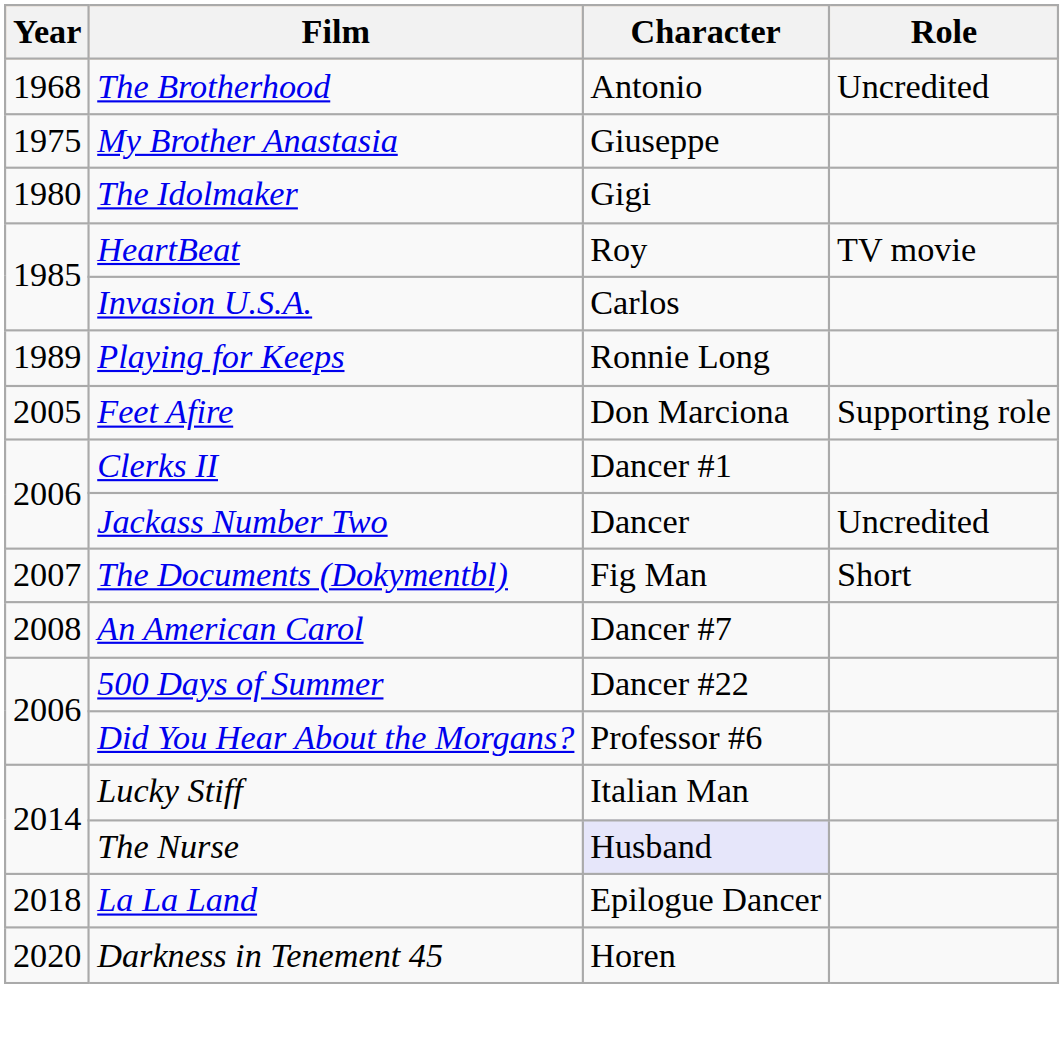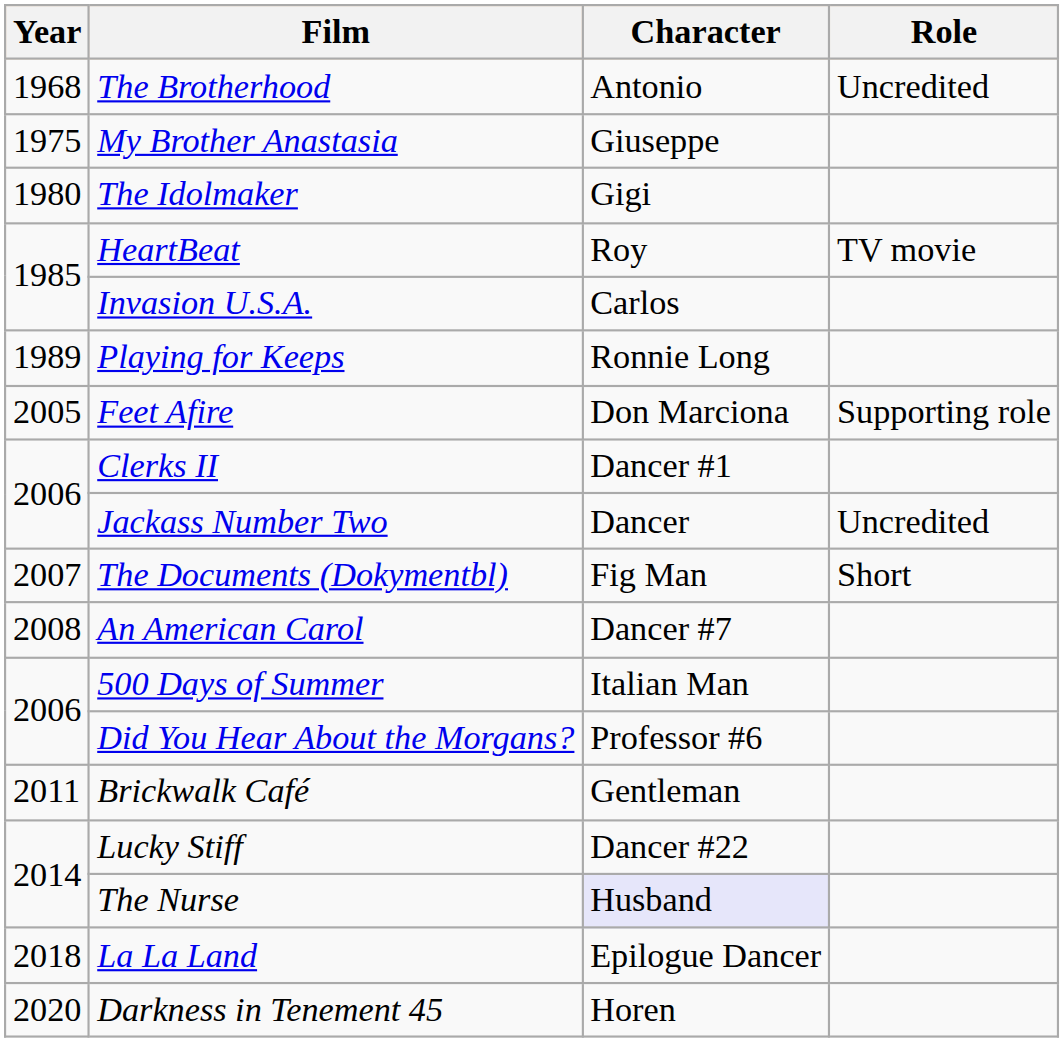(670, 683) Dancer #22 -> (670, 683) Italian Man
+ row: (203, 791)
(670, 791) Italian Man -> (670, 846) Dancer #22
